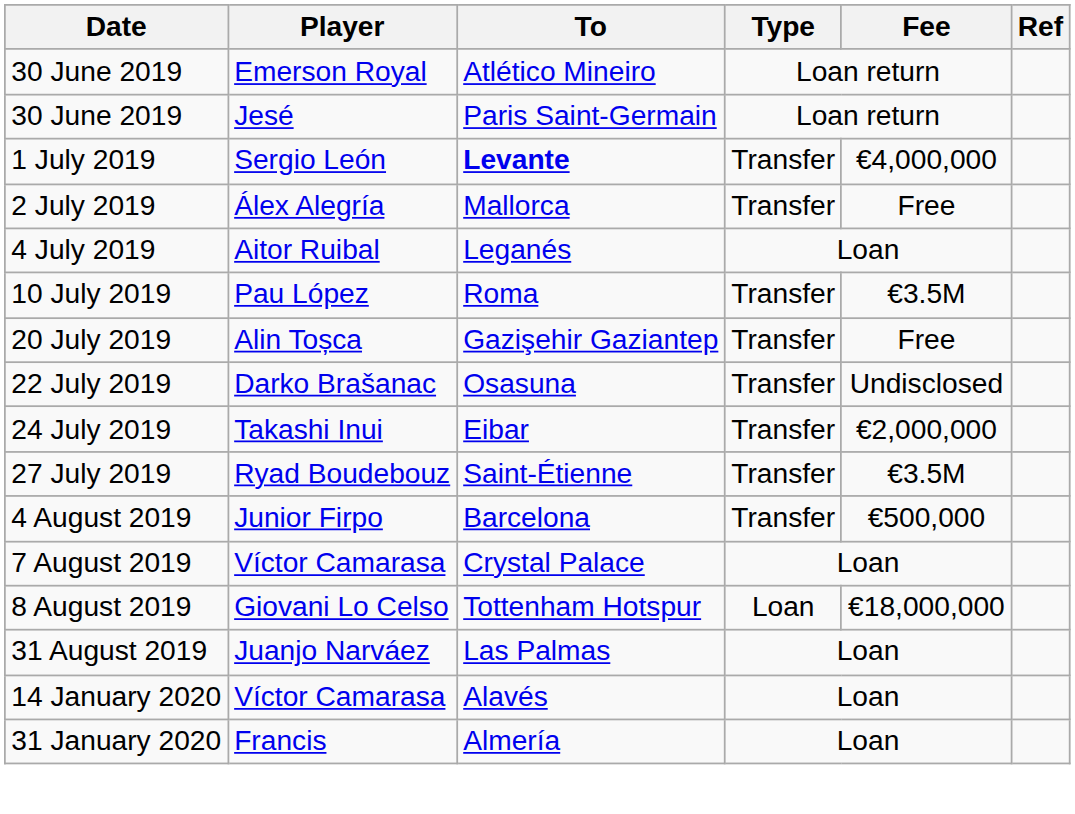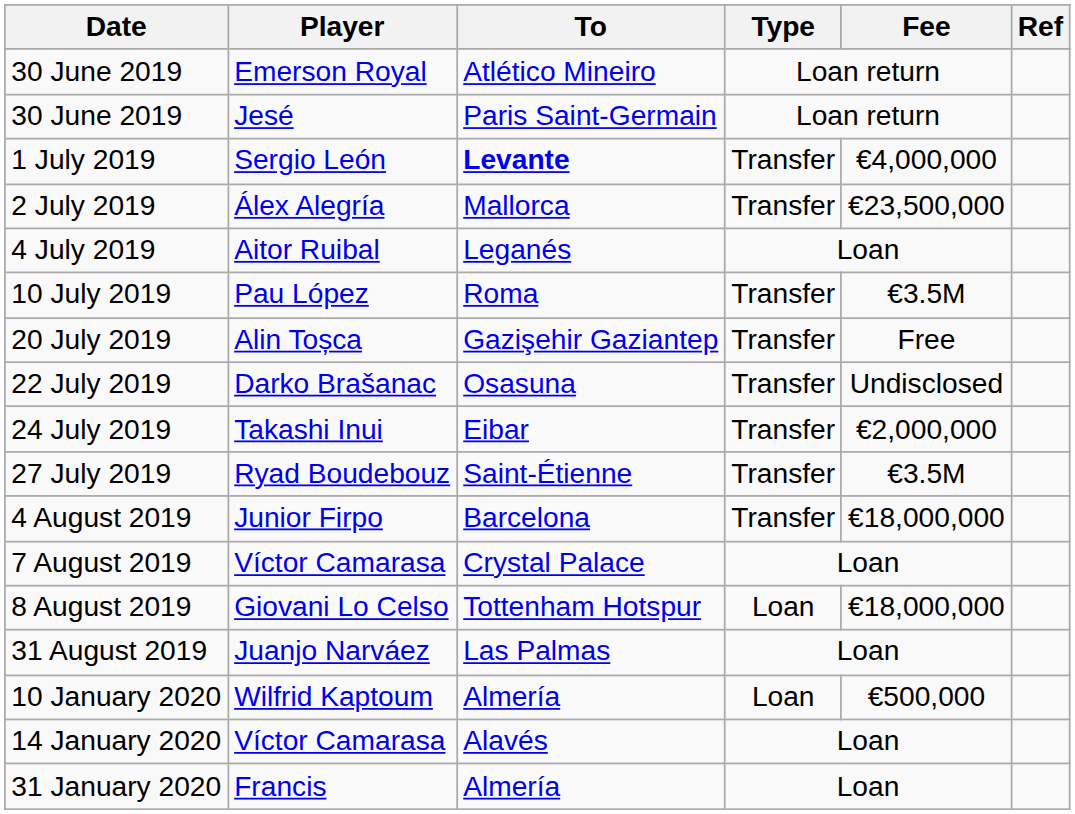(926, 205) Free -> (926, 205) €23,500,000
(926, 518) €500,000 -> (926, 518) €18,000,000
+ row: (116, 696)
